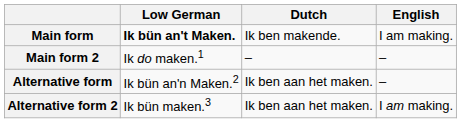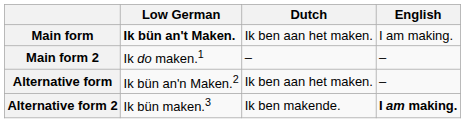(293, 35) Ik ben makende. -> (309, 35) Ik ben aan het maken.
(309, 105) Ik ben aan het maken. -> (293, 105) Ik ben makende.
(416, 105) normal -> (418, 105) bold
